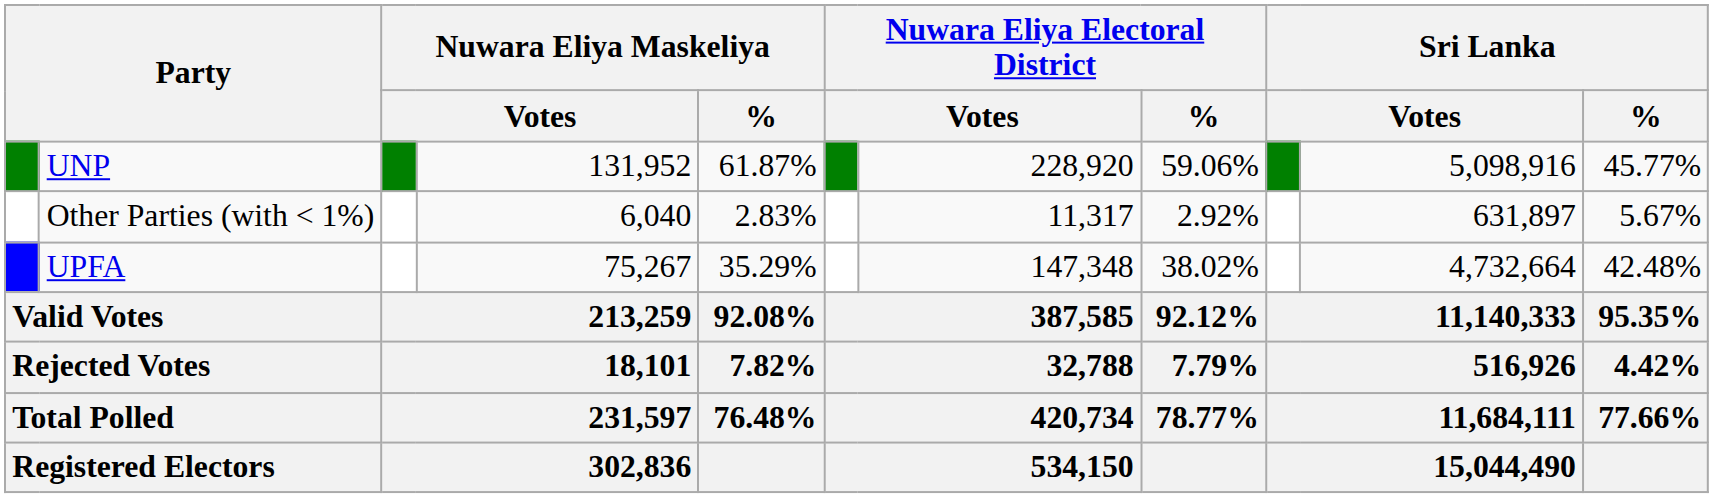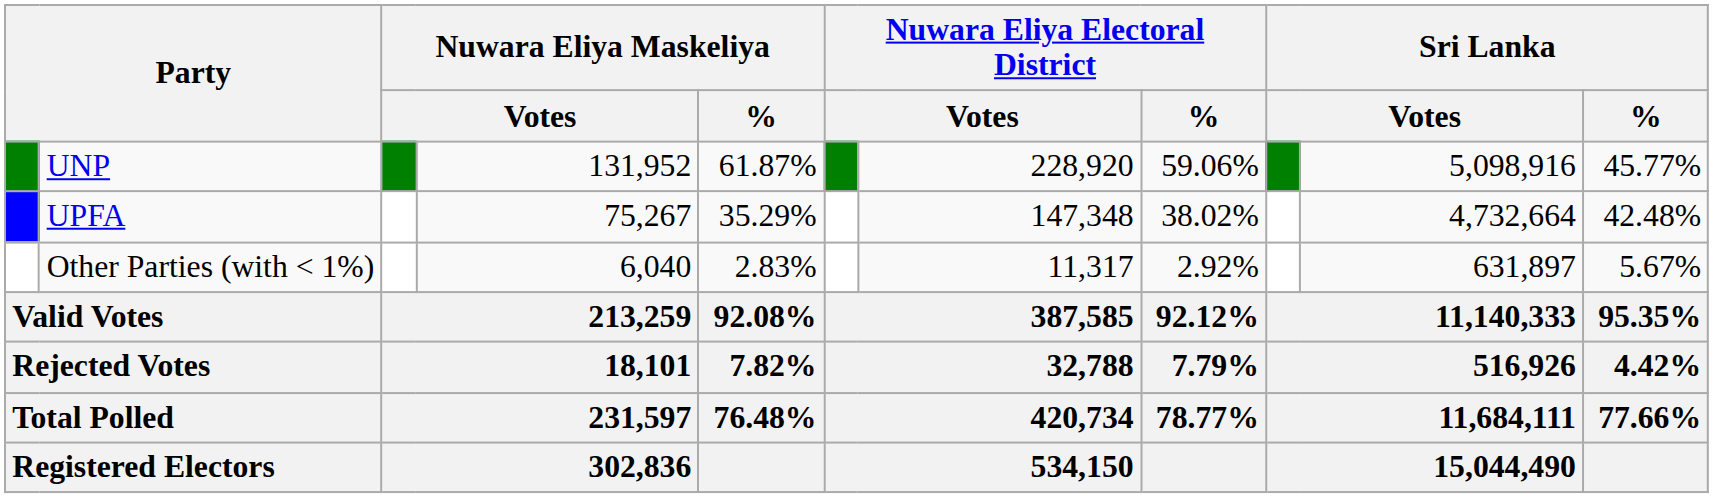rows swapped: (86, 266) <-> (210, 215)
